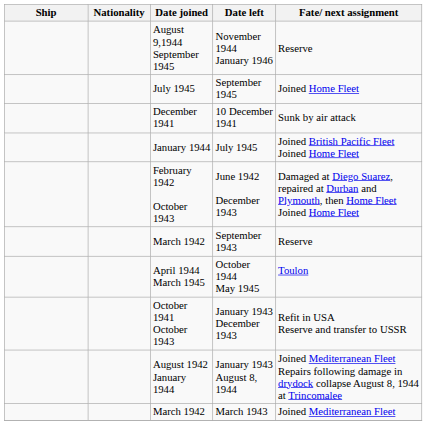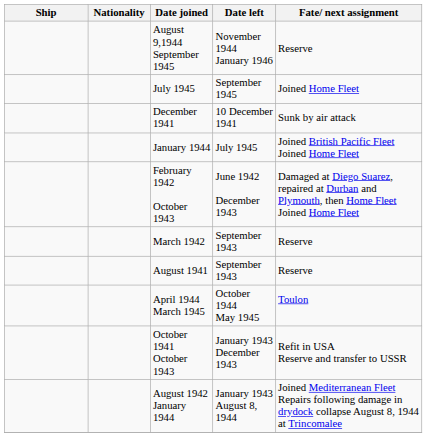+ row: (180, 270)
- row: (179, 412)
